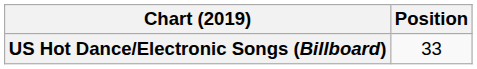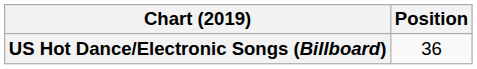(431, 48) 33 -> (431, 48) 36
